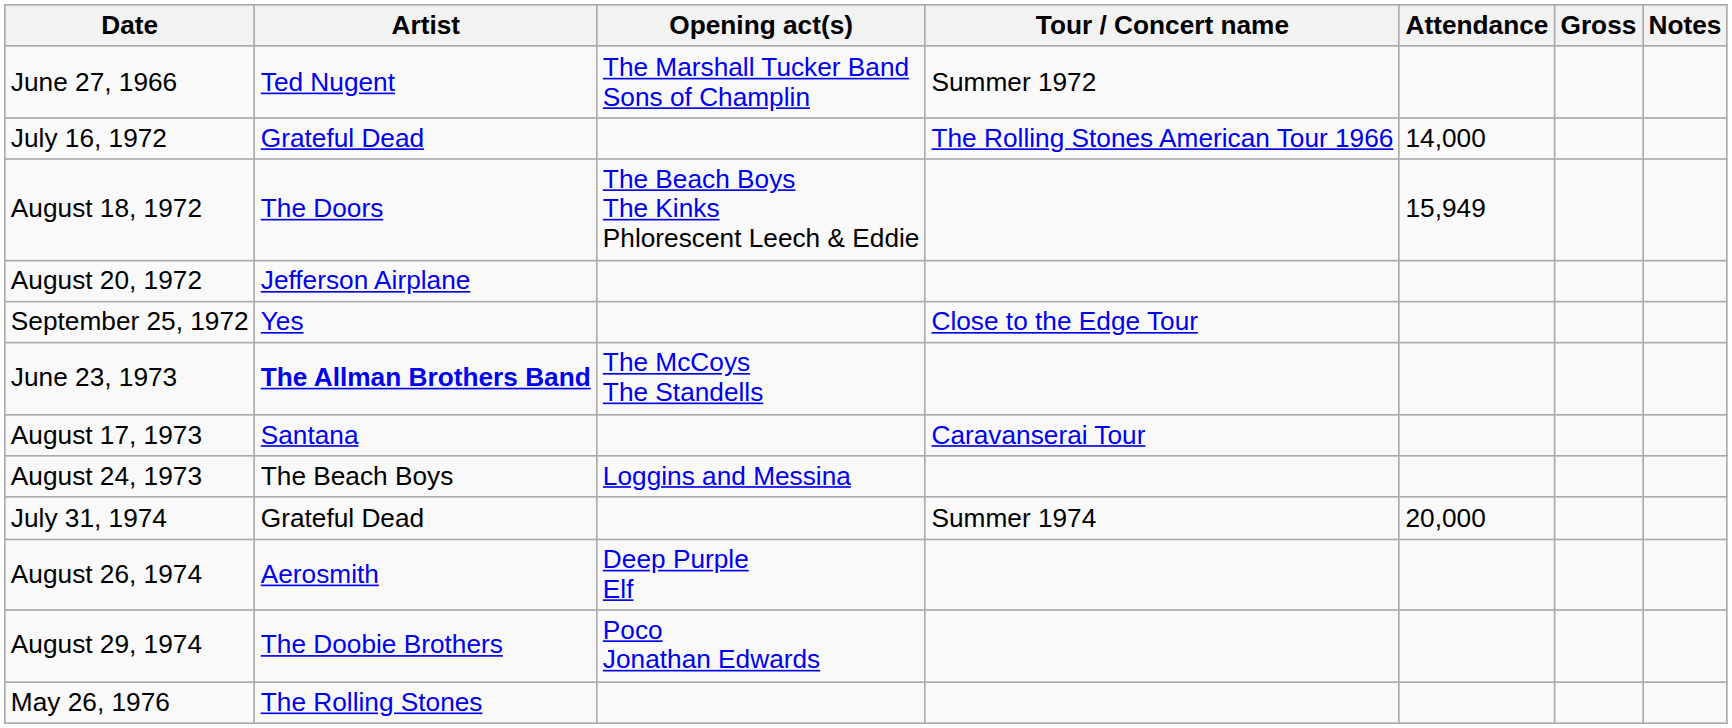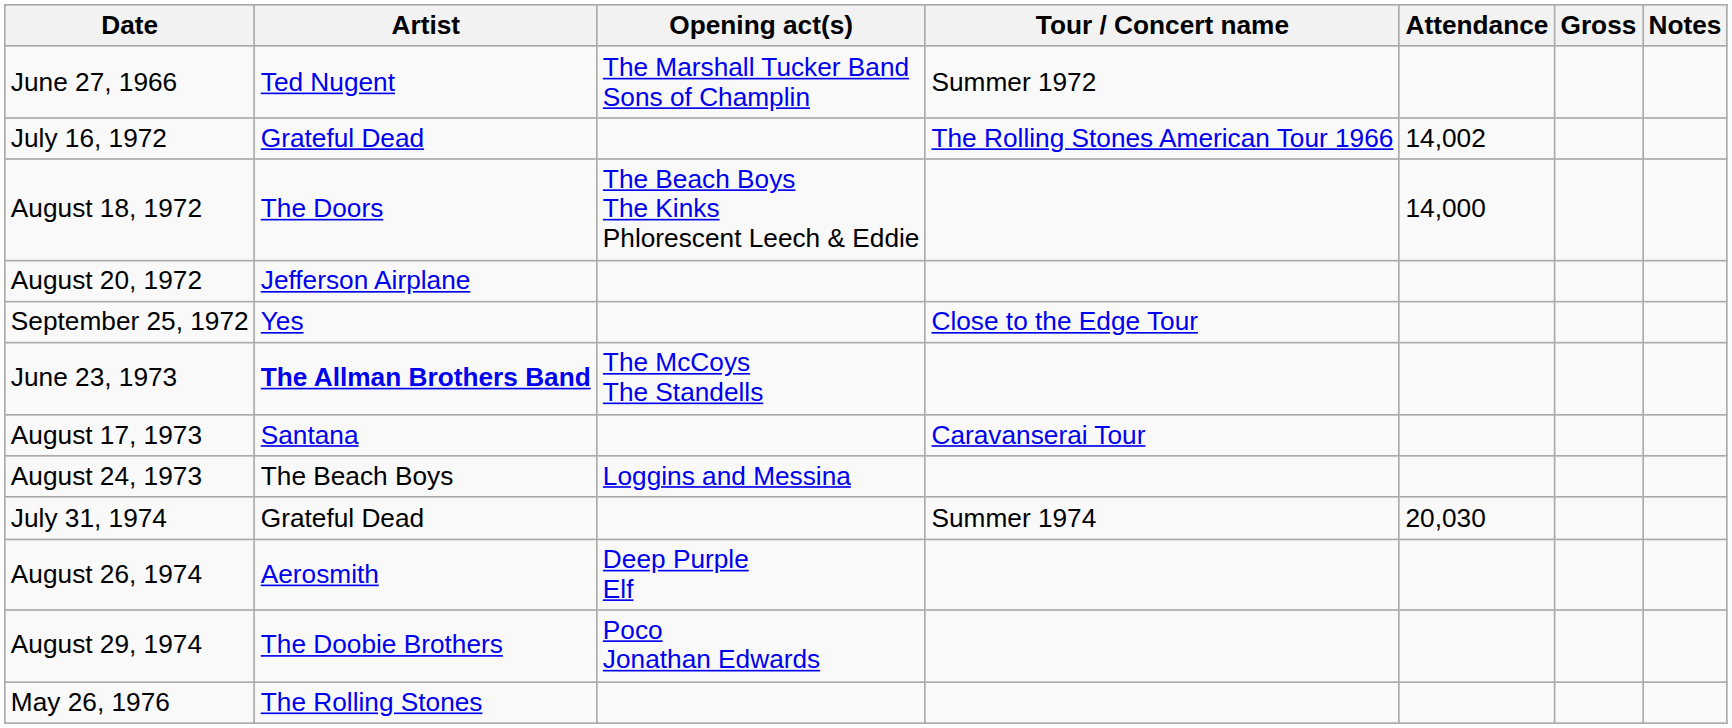(1446, 138) 14,000 -> (1446, 138) 14,002
(1446, 209) 15,949 -> (1446, 209) 14,000
(1446, 517) 20,000 -> (1446, 517) 20,030
